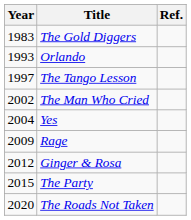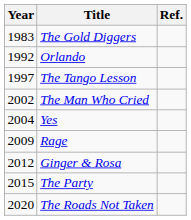(21, 57) 1993 -> (21, 57) 1992
